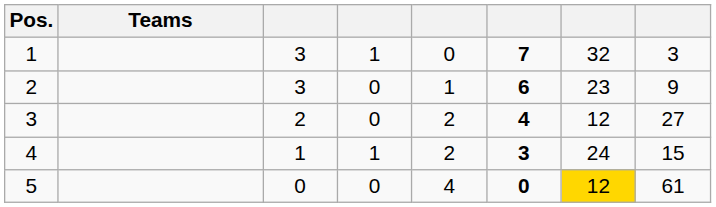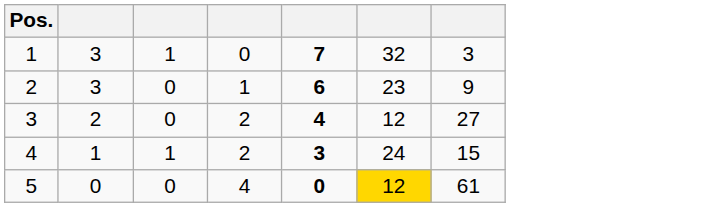- column: (160, 20)
